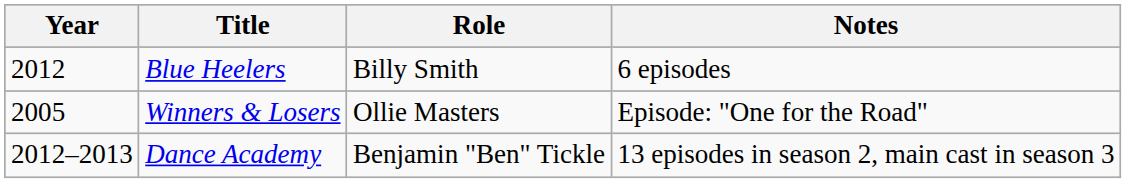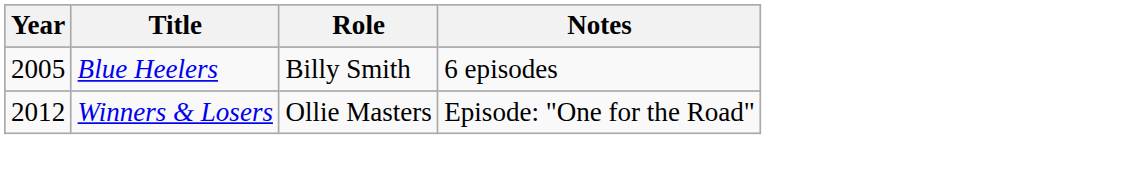(38, 68) 2012 -> (38, 68) 2005
(38, 111) 2005 -> (38, 111) 2012
- row: (233, 154)
